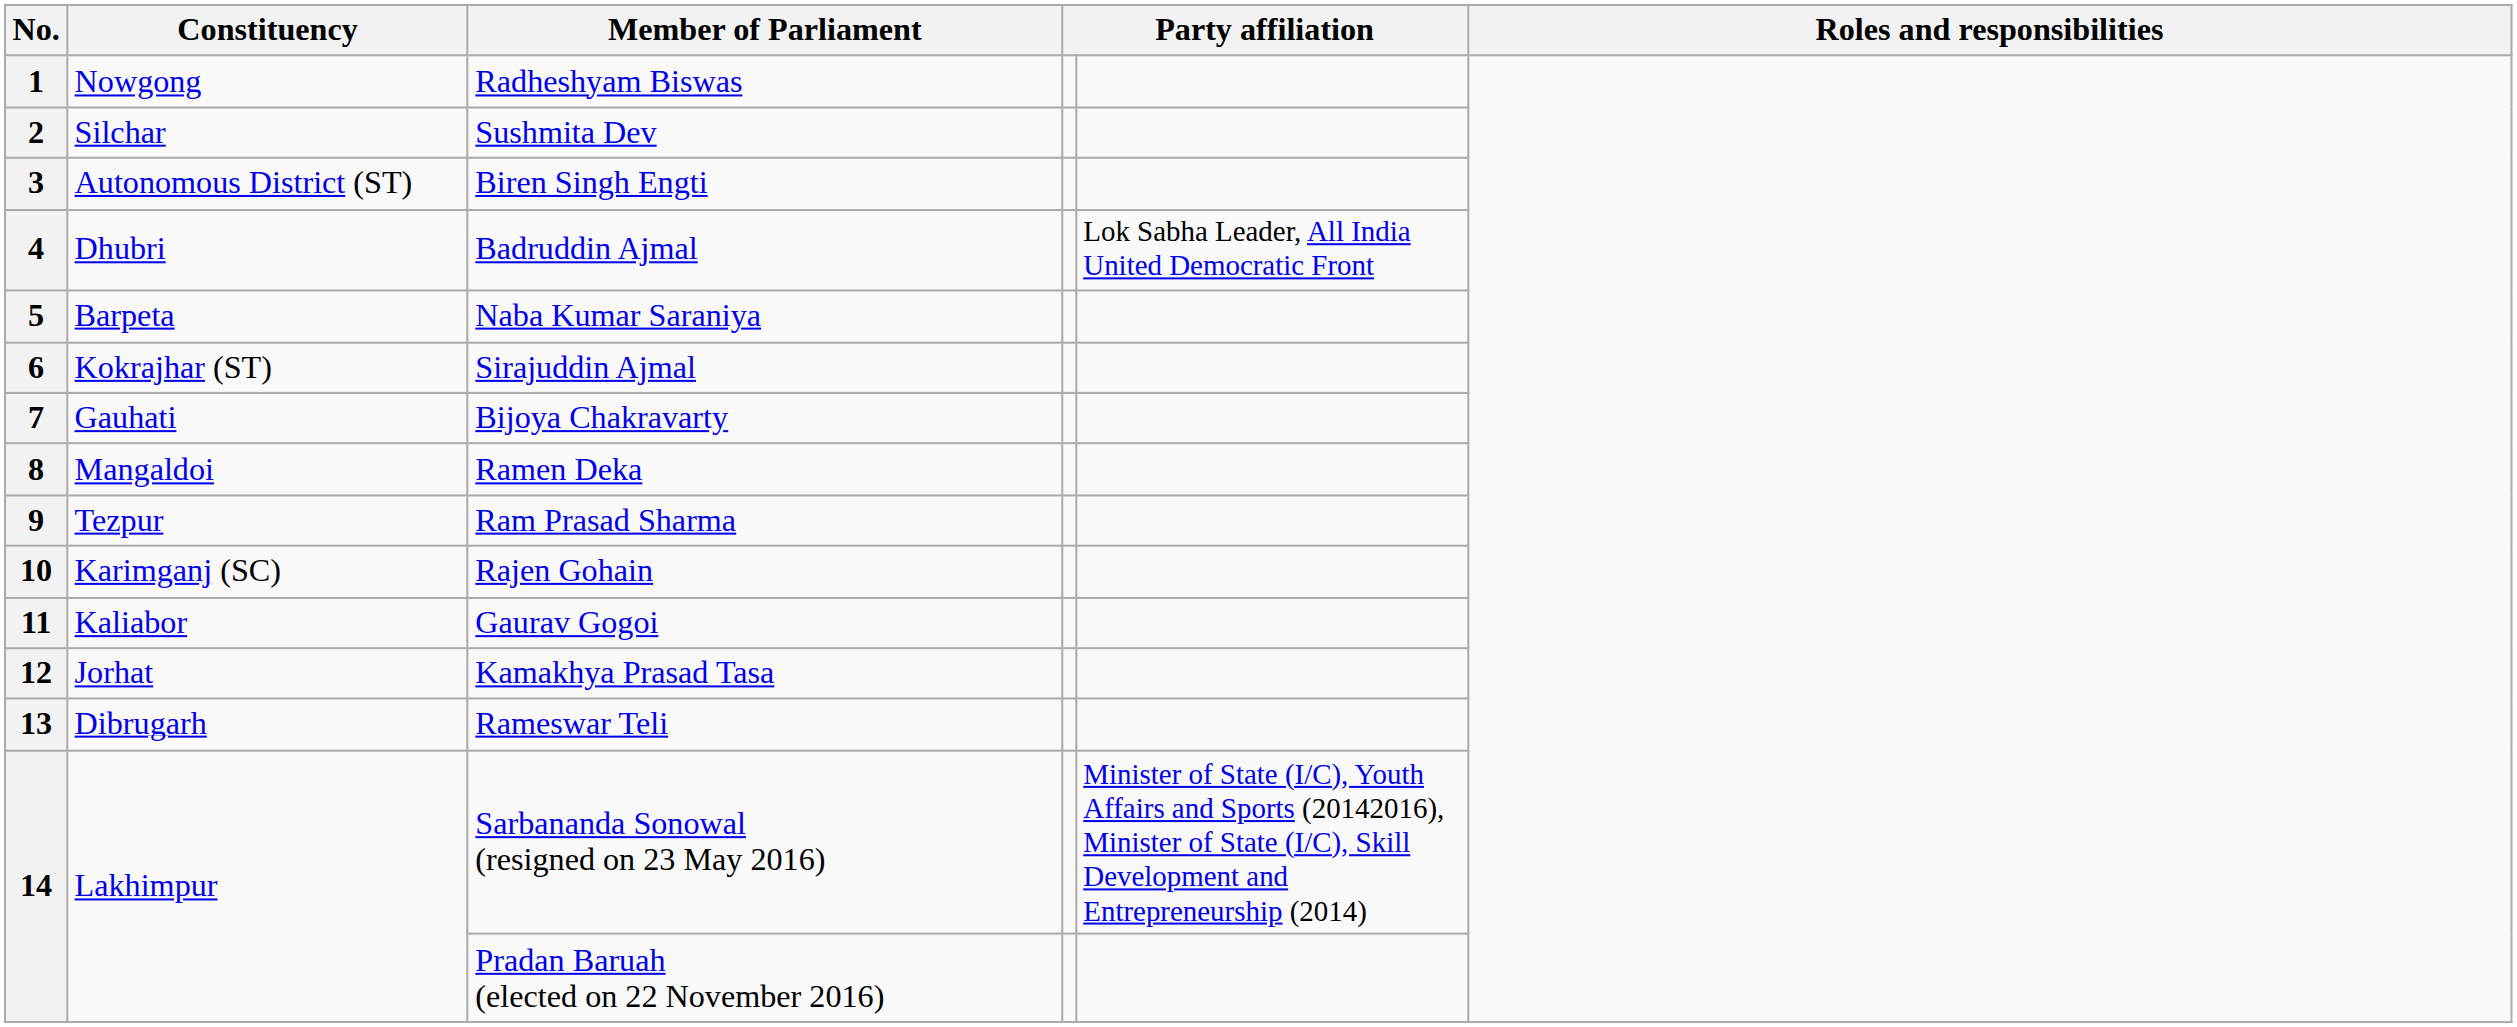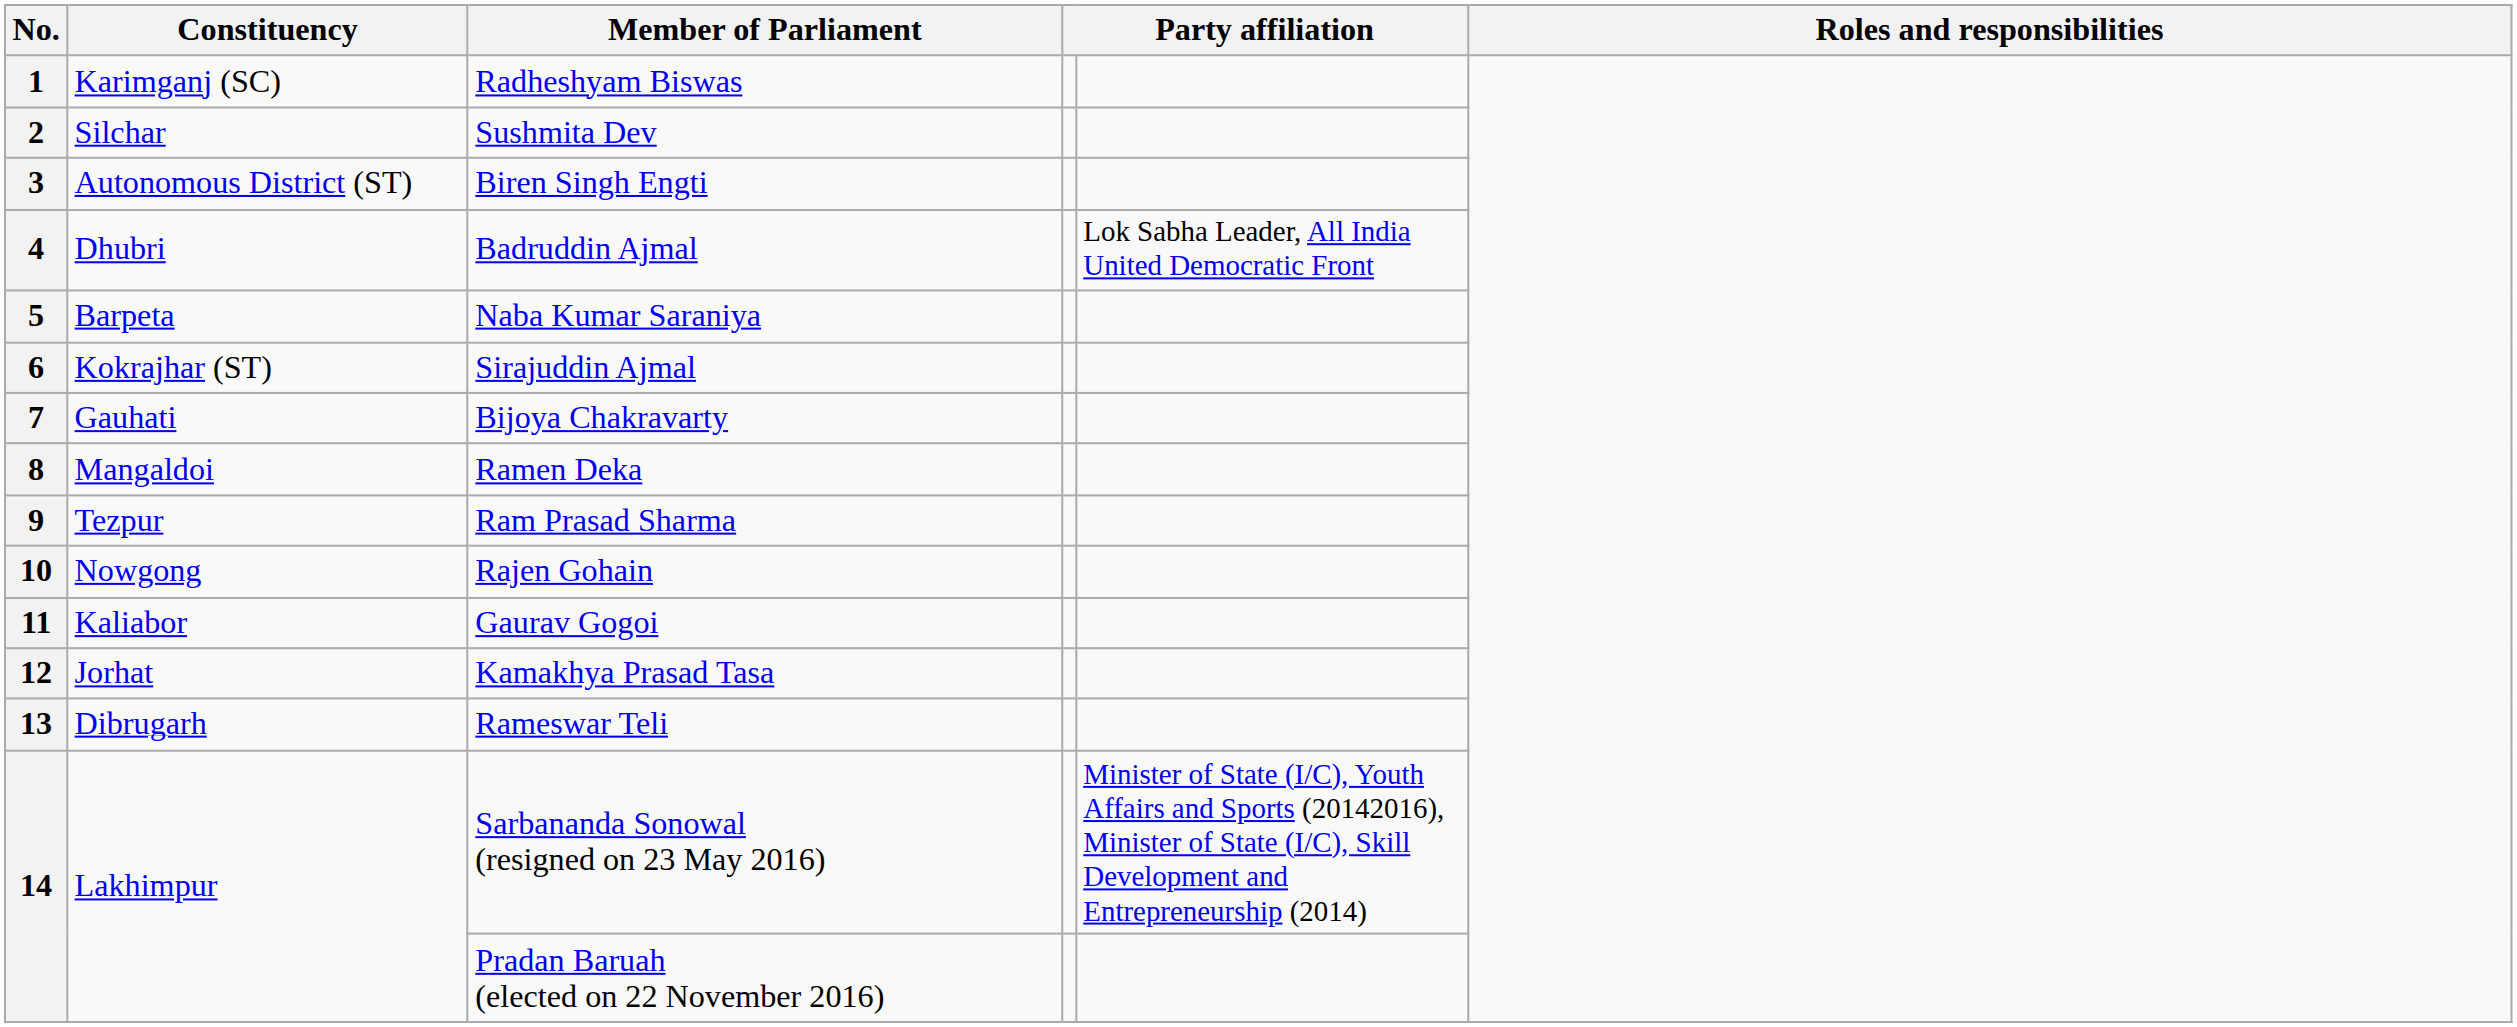(138, 81) Nowgong -> (178, 81) Karimganj (SC)
(178, 570) Karimganj (SC) -> (138, 570) Nowgong
